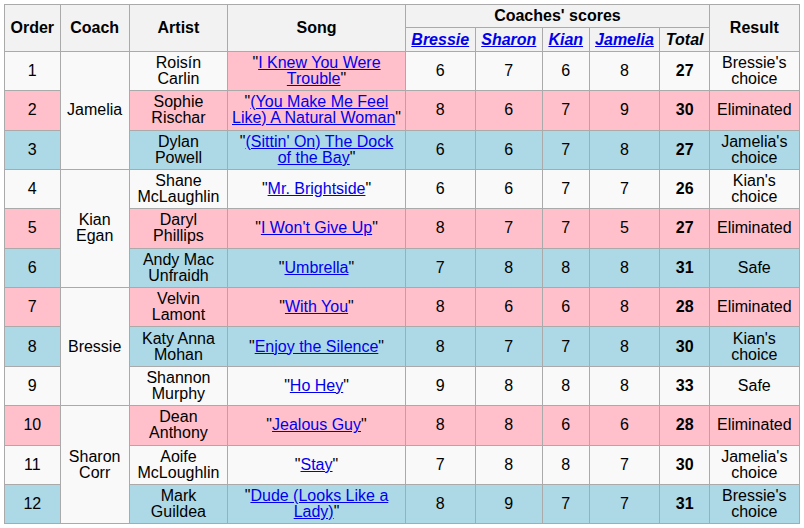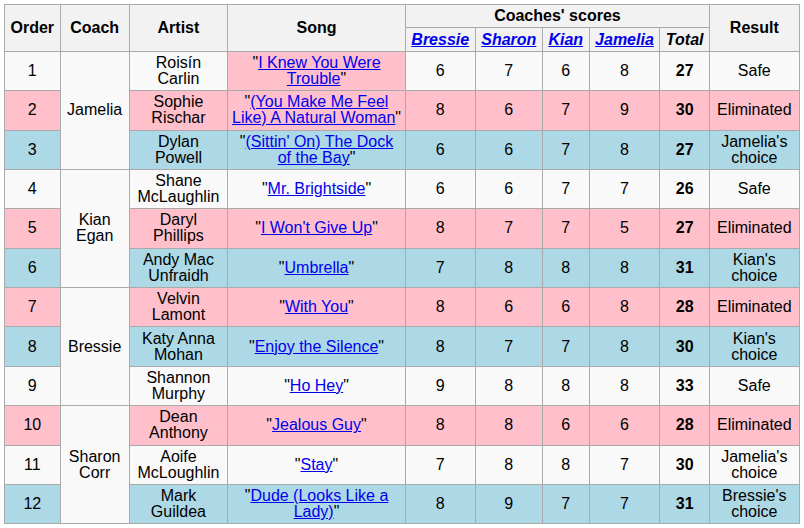(754, 70) Bressie's choice -> (754, 70) Safe
(754, 189) Kian's choice -> (754, 189) Safe
(754, 267) Safe -> (754, 267) Kian's choice
